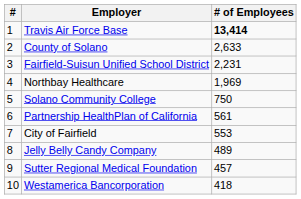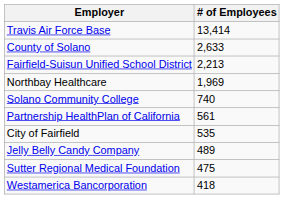- column: (13, 13)
(231, 30) bold -> (214, 30) normal
(228, 64) 2,231 -> (211, 64) 2,213
(223, 99) 750 -> (206, 99) 740
(223, 133) 553 -> (206, 133) 535
(223, 168) 457 -> (206, 168) 475
